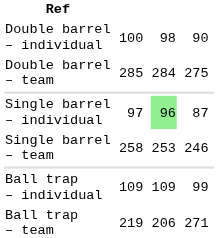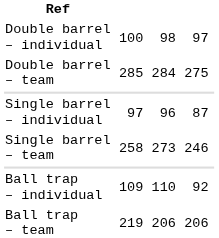(200, 38) 90 -> (200, 38) 97
(168, 112) lightgreen background -> (168, 112) no background
(164, 148) 253 -> (164, 148) 273
(164, 187) 109 -> (164, 187) 110
(200, 187) 99 -> (200, 187) 92
(196, 223) 271 -> (196, 223) 206
